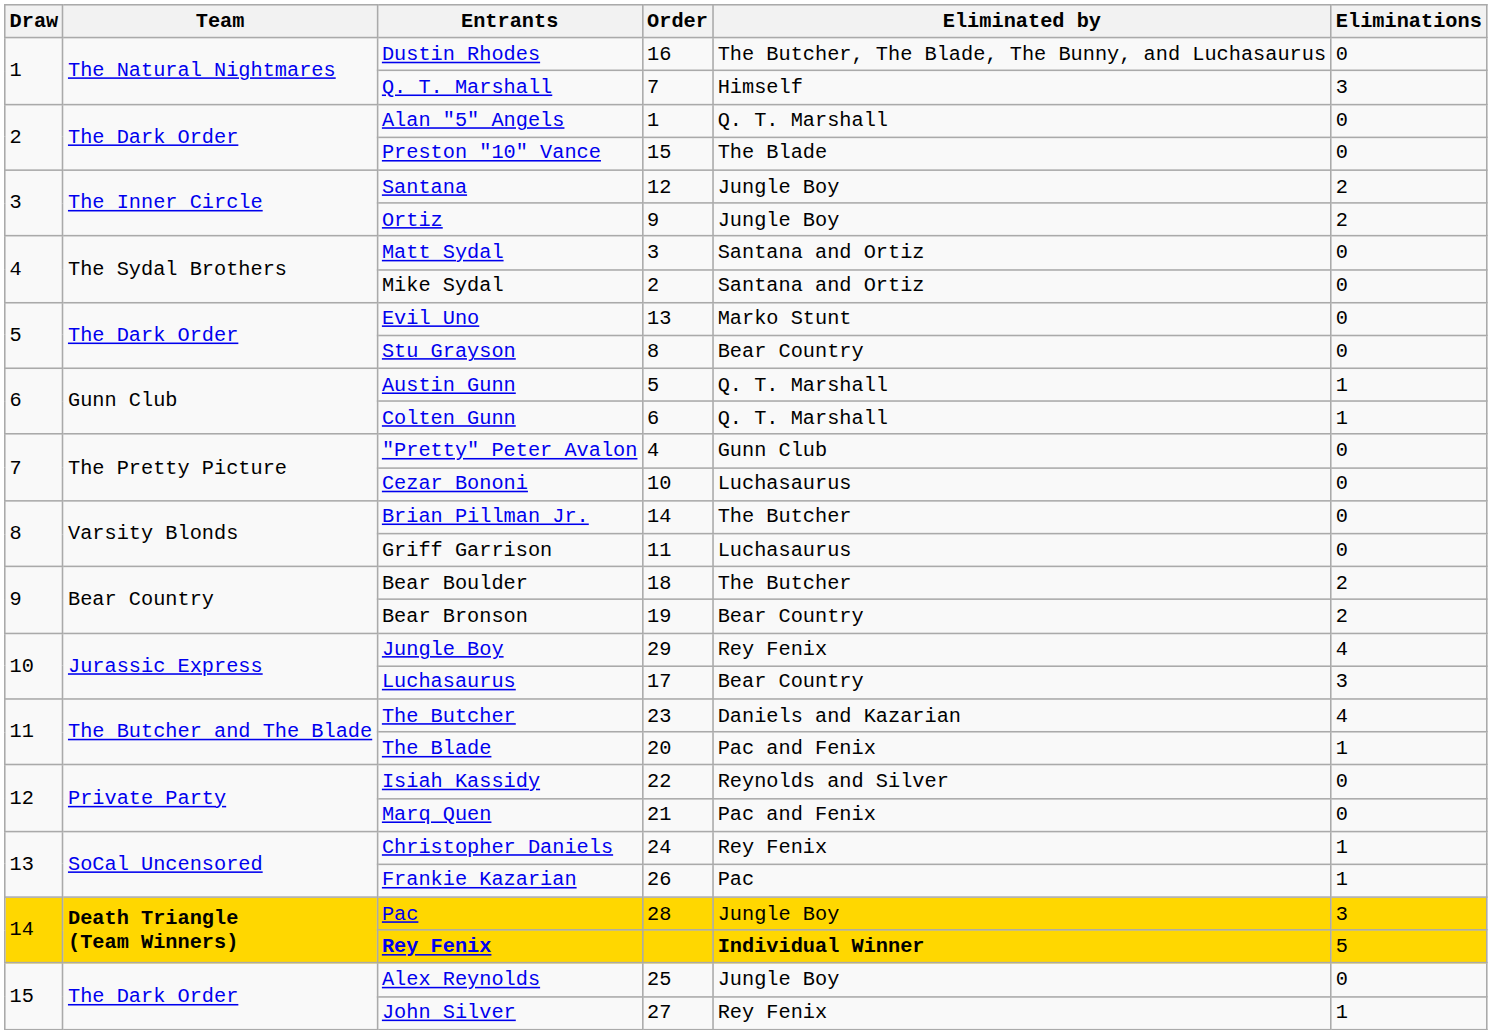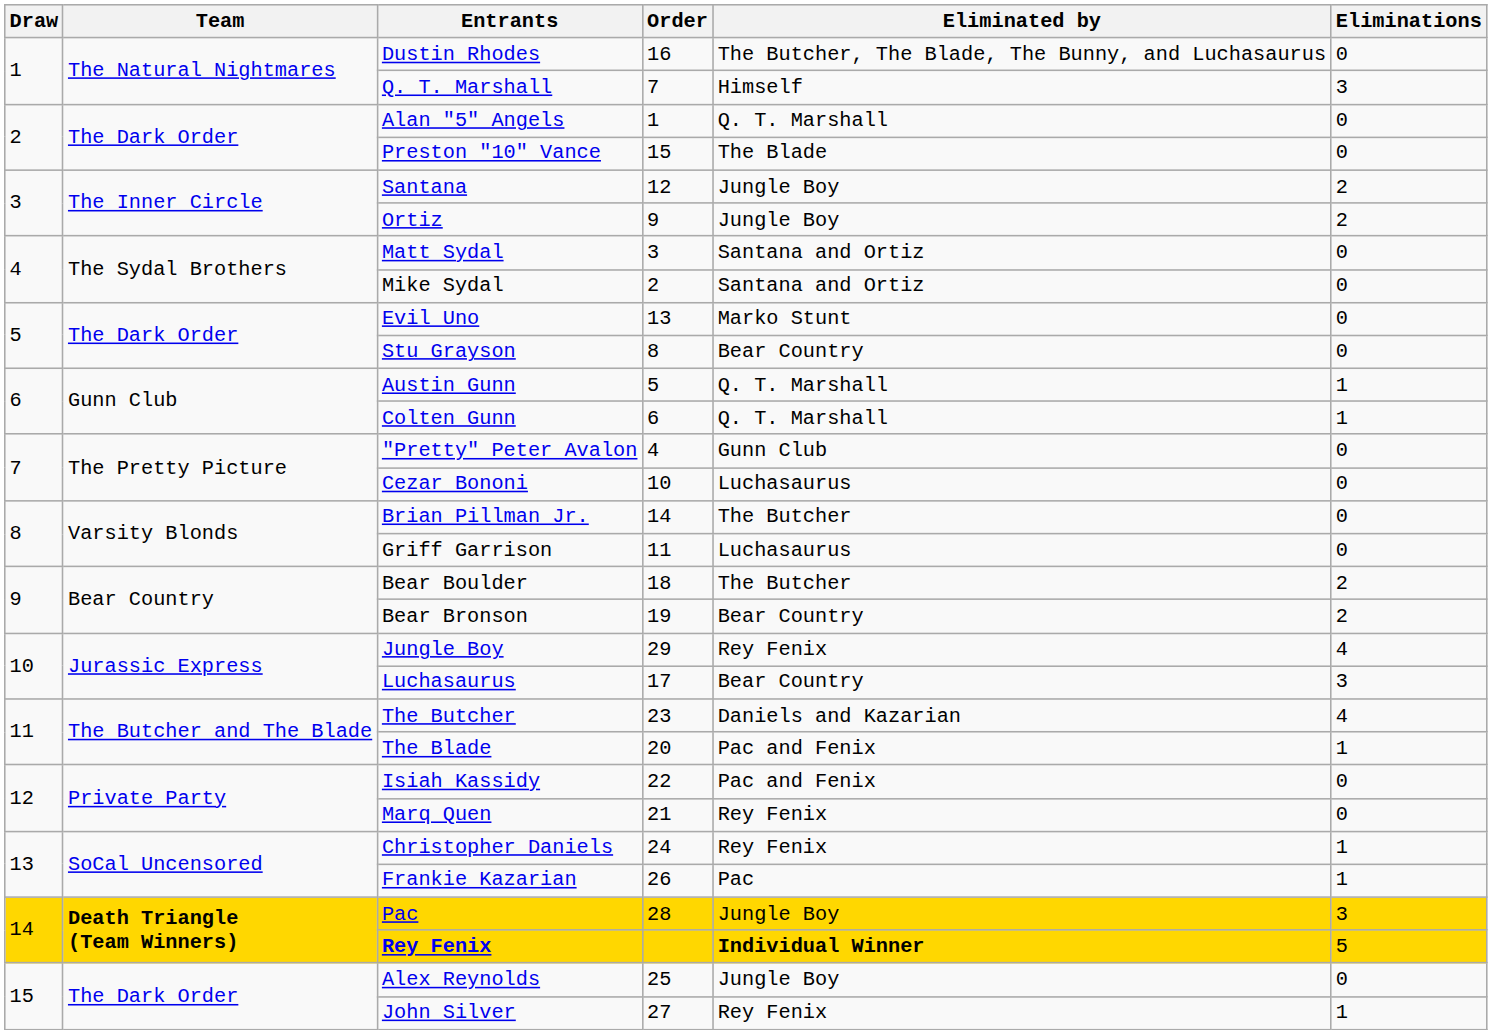(833, 782) Reynolds and Silver -> (797, 782) Pac and Fenix
(797, 815) Pac and Fenix -> (772, 815) Rey Fenix
